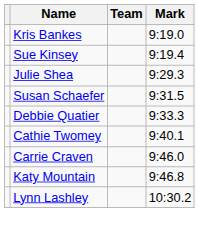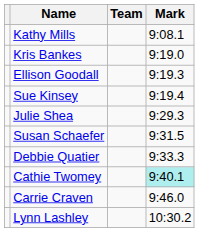+ row: (44, 34)
+ row: (56, 75)
(166, 136) no background -> (166, 177) paleturquoise background
- row: (54, 177)
